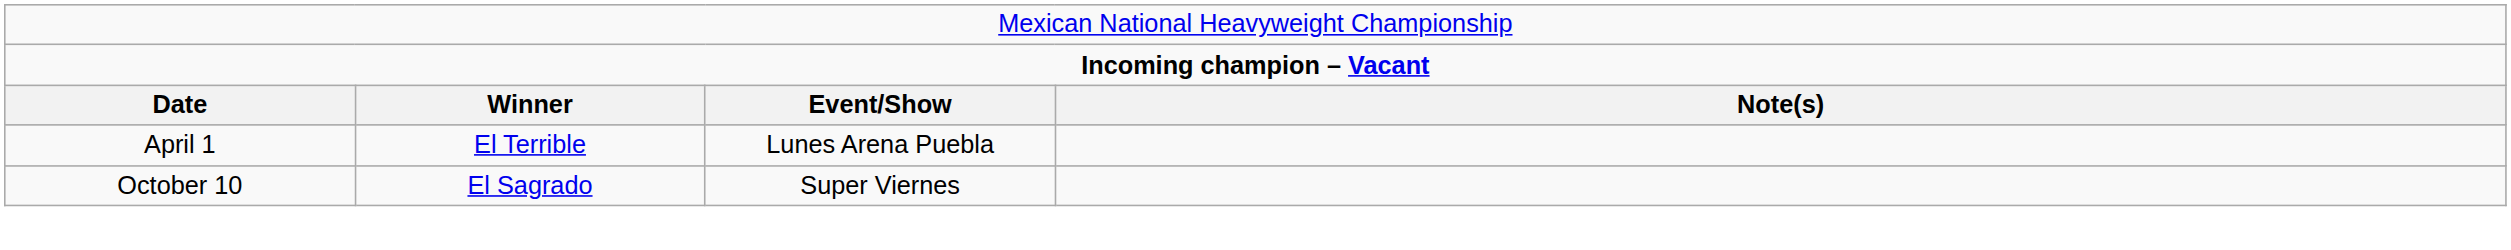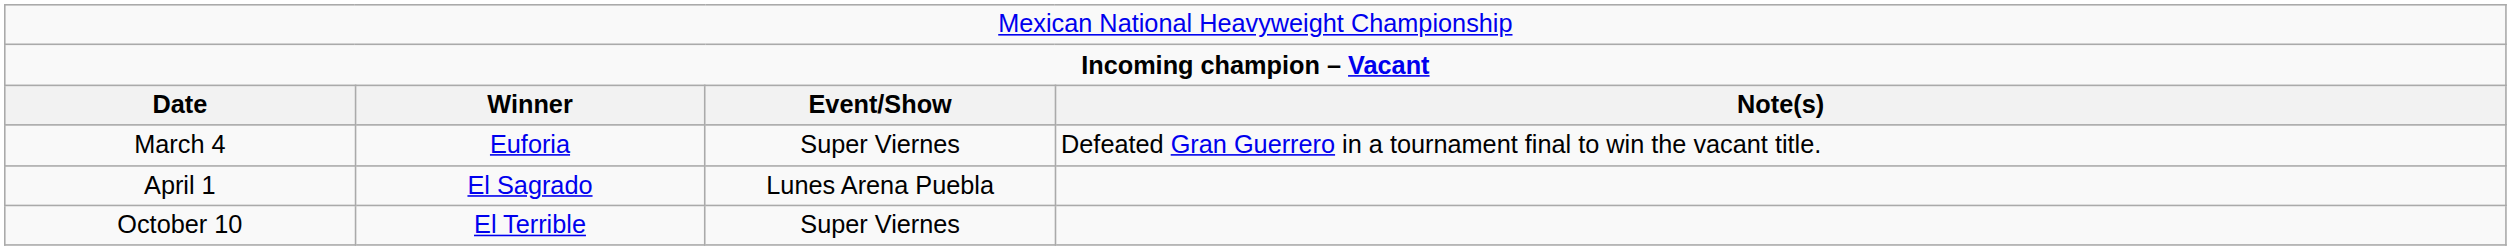+ row: (180, 144)
(530, 144) El Terrible -> (530, 184) El Sagrado
(530, 184) El Sagrado -> (530, 225) El Terrible
